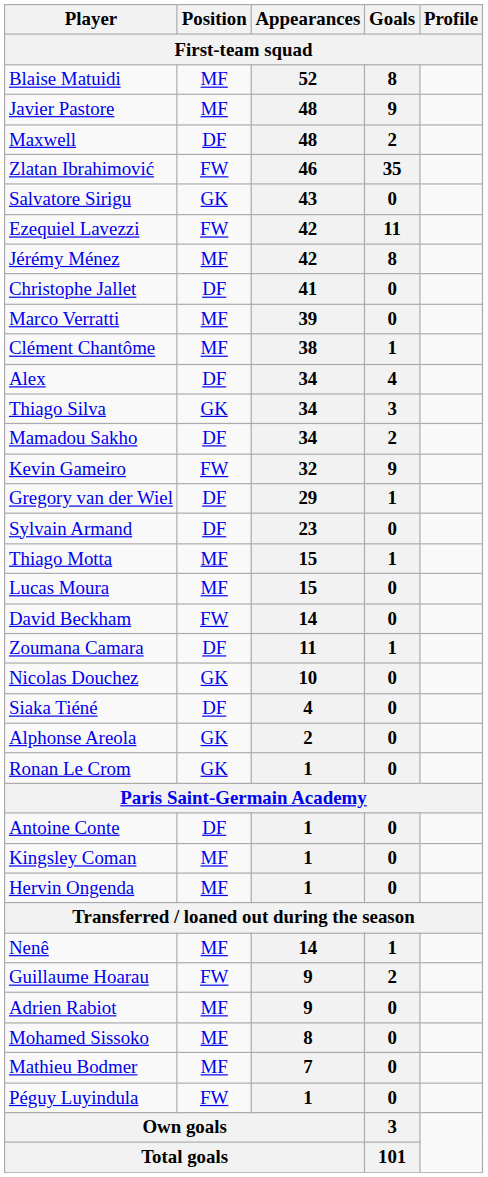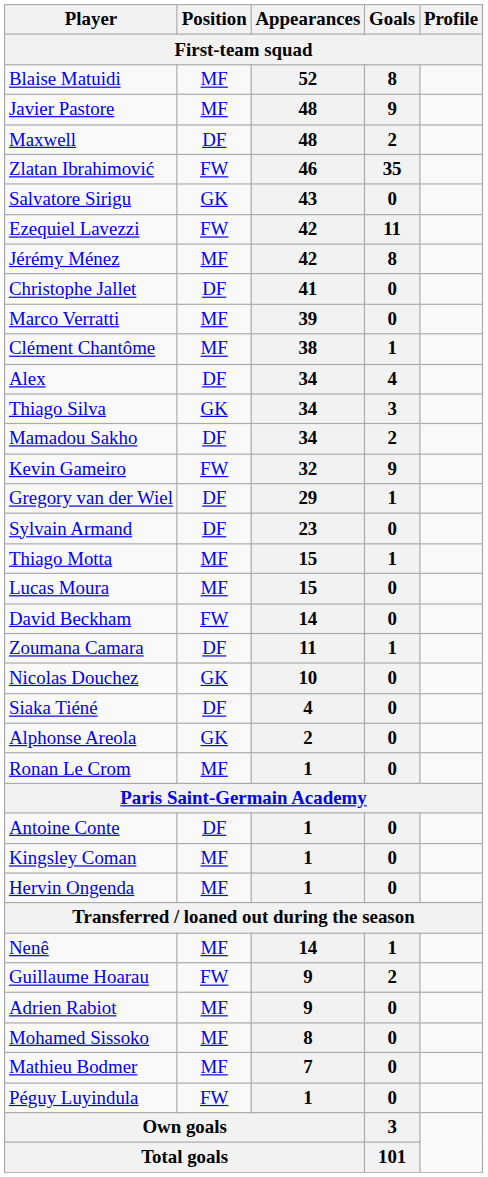(214, 768) GK -> (214, 768) MF
